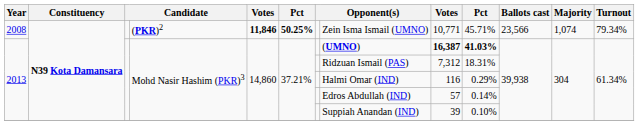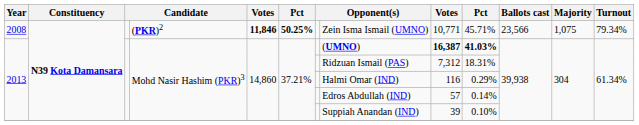(565, 29) 1,074 -> (565, 29) 1,075
